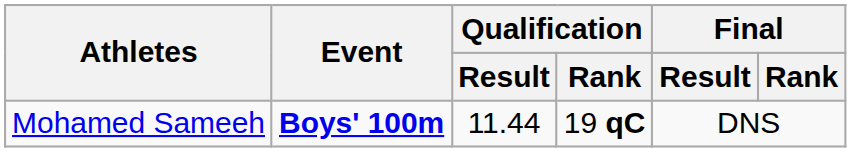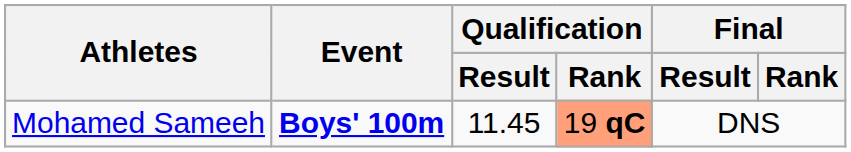(504, 124) 11.44 -> (504, 124) 11.45
(605, 124) no background -> (605, 124) lightsalmon background
